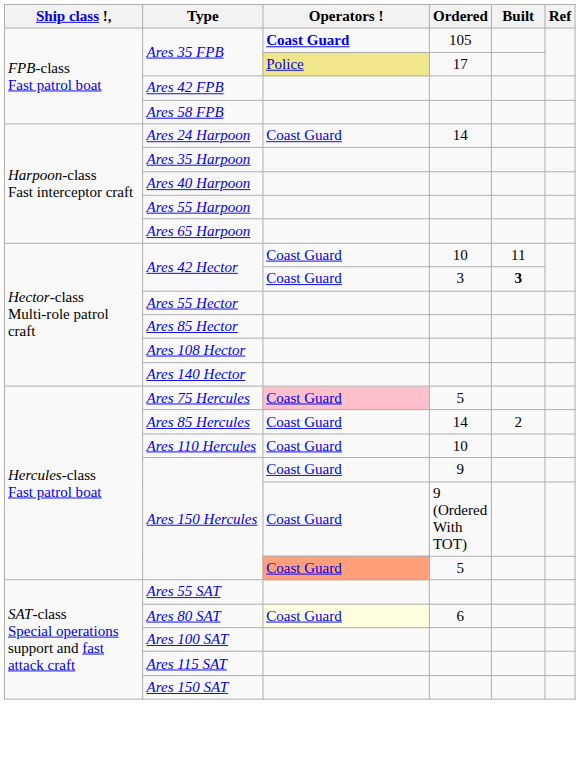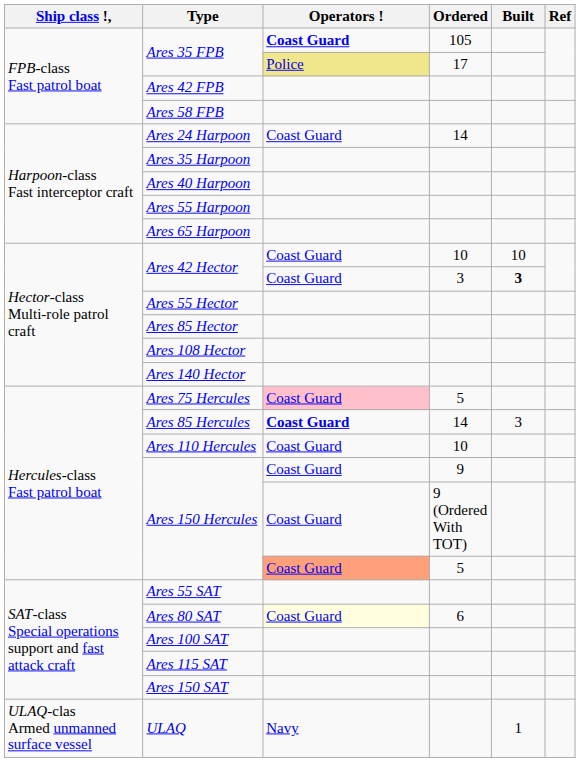(518, 254) 11 -> (518, 254) 10
(304, 421) normal -> (308, 421) bold
(518, 421) 2 -> (518, 421) 3
+ row: (166, 728)
